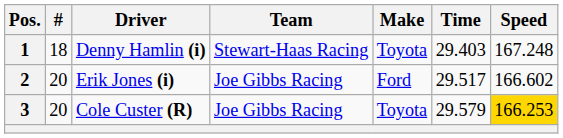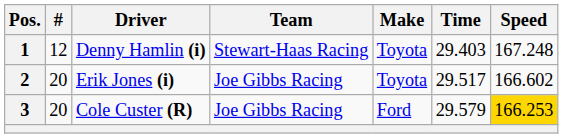(58, 49) 18 -> (58, 49) 12
(394, 79) Ford -> (402, 79) Toyota
(402, 109) Toyota -> (394, 109) Ford
